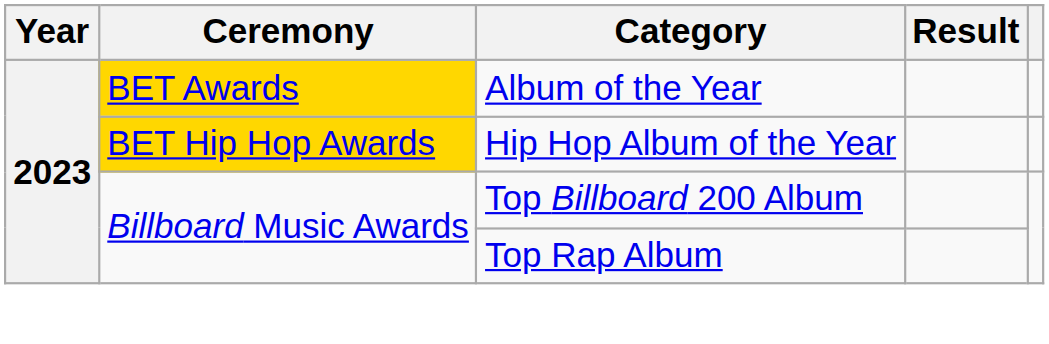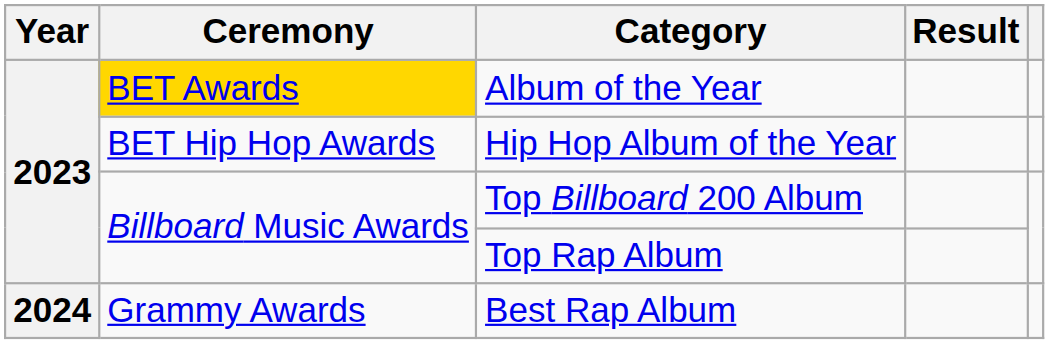(271, 143) gold background -> (271, 143) no background
+ row: (611, 310)
